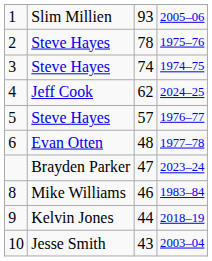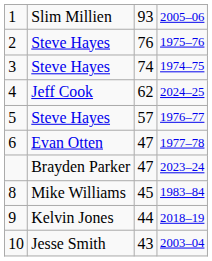(145, 42) 78 -> (145, 42) 76
(145, 142) 48 -> (145, 142) 47
(145, 192) 46 -> (145, 192) 45
